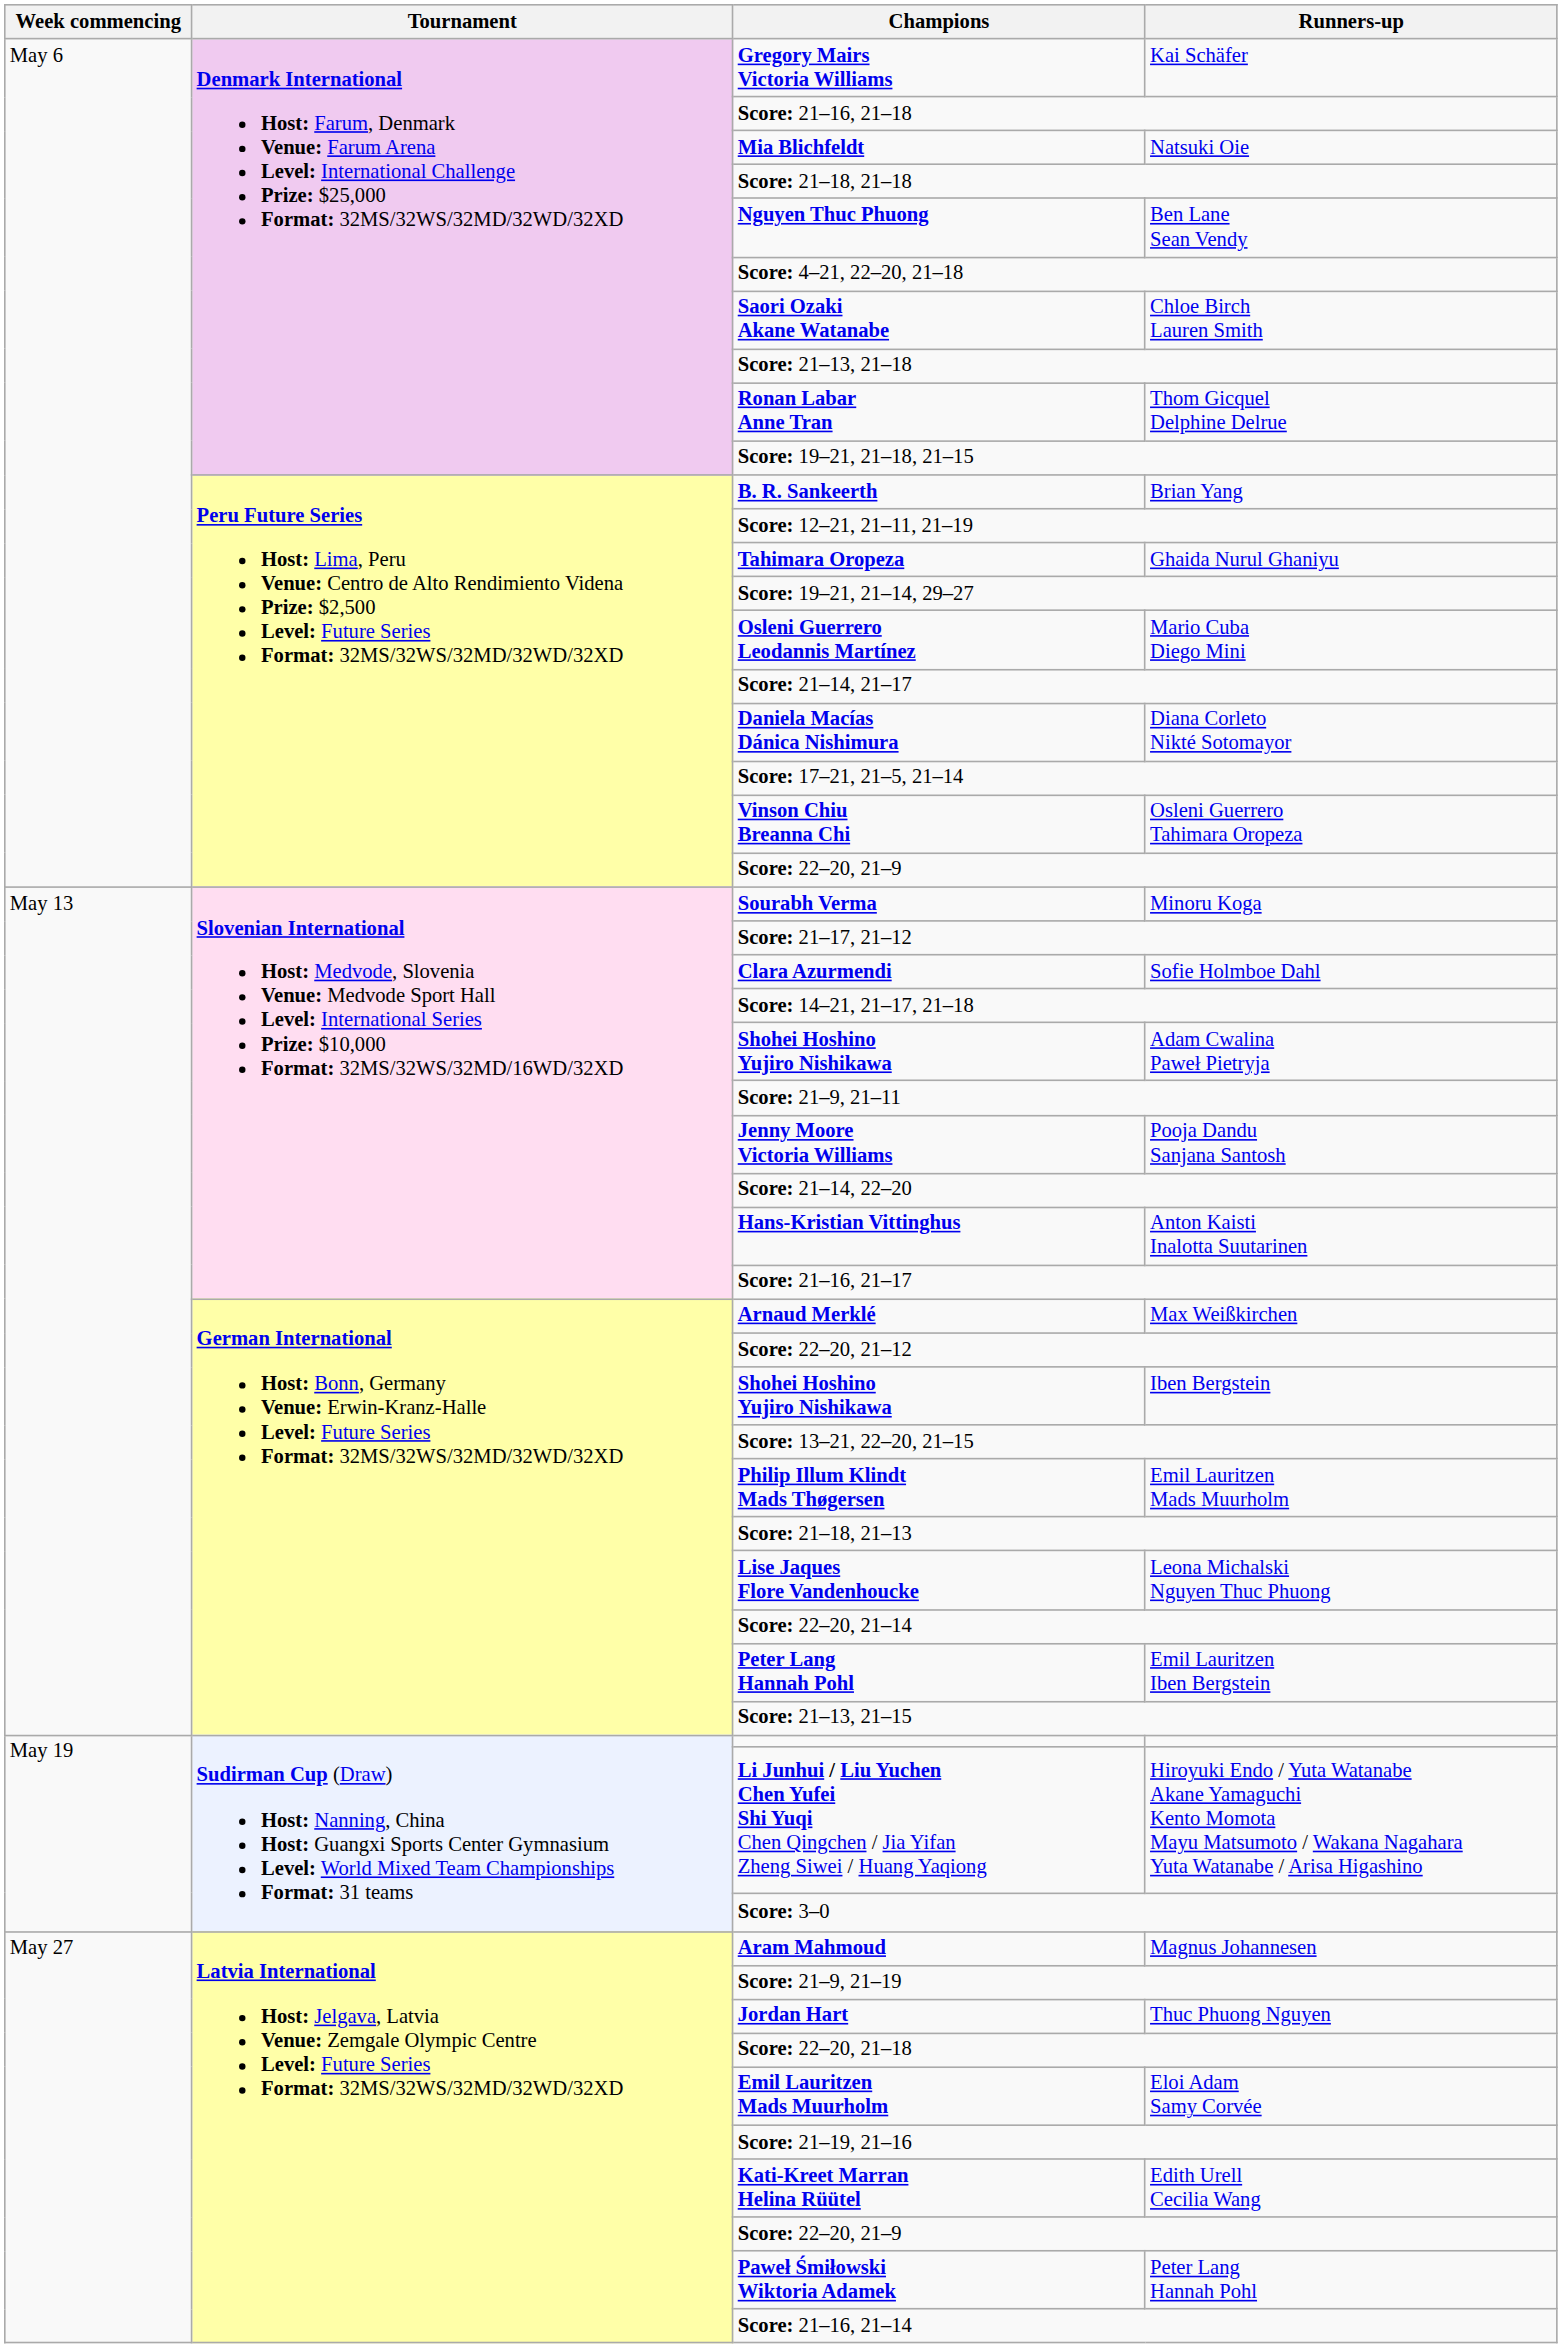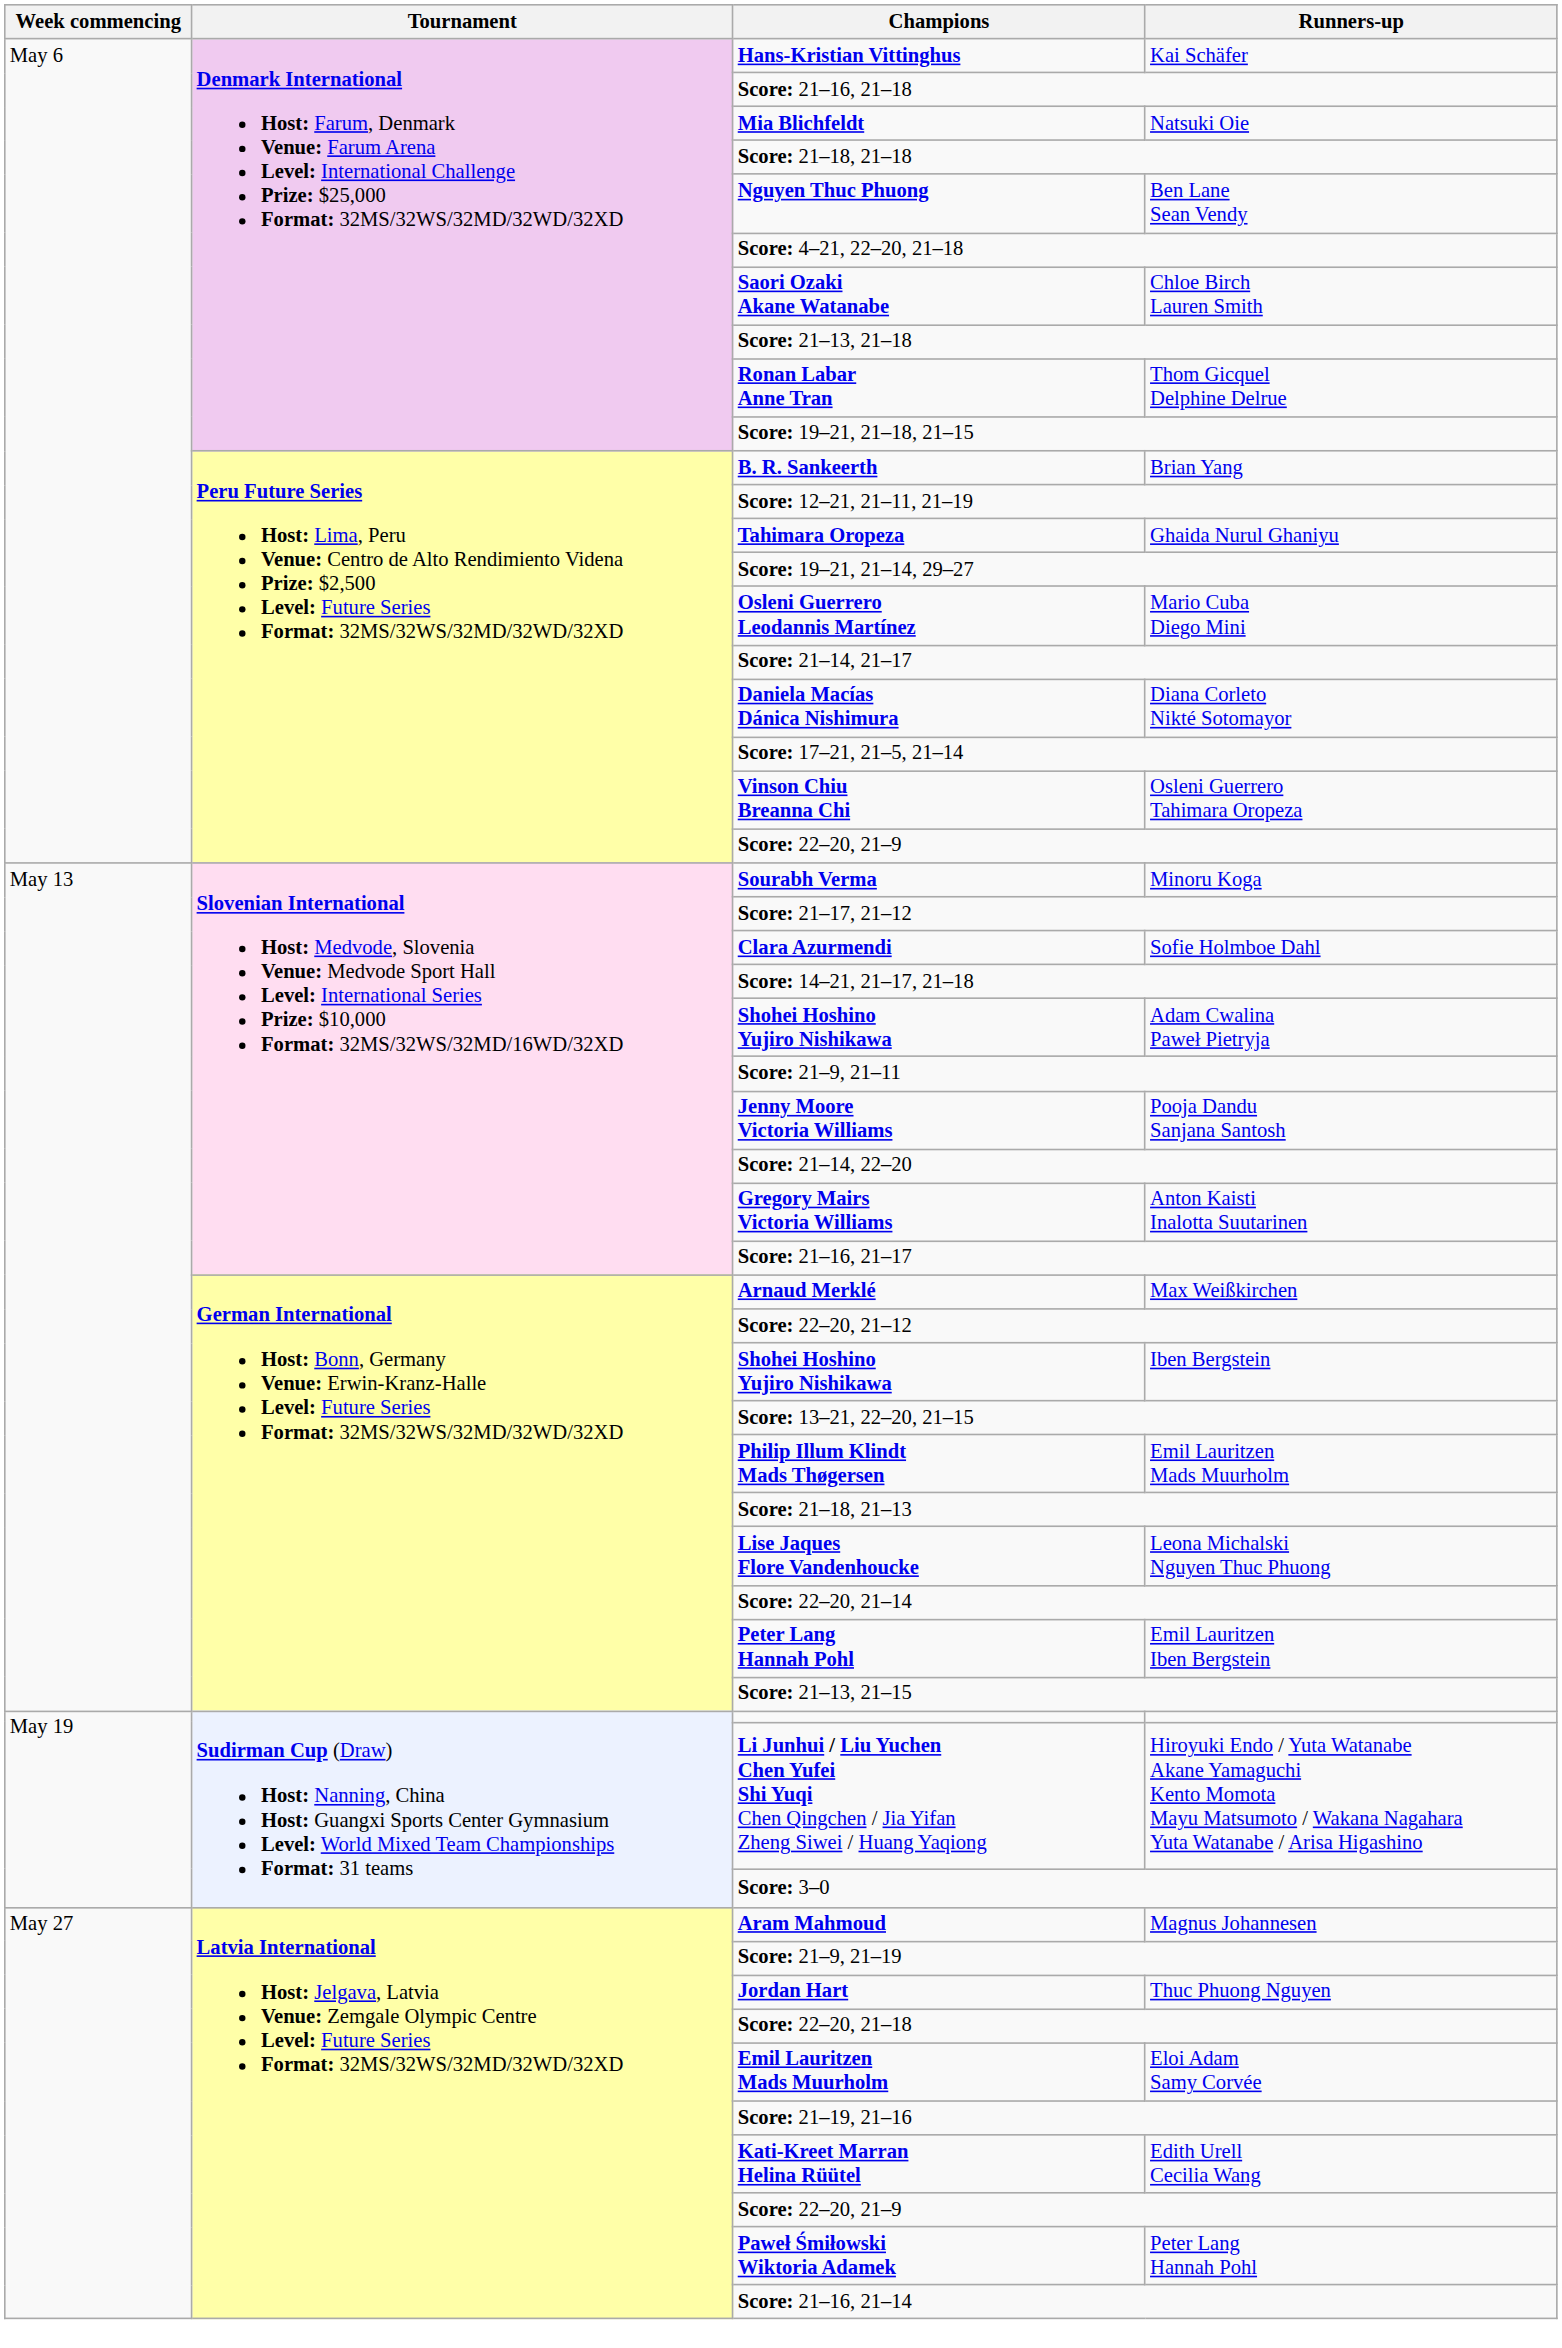(815, 67) Gregory Mairs Victoria Williams -> (849, 55) Hans-Kristian Vittinghus
(849, 1223) Hans-Kristian Vittinghus -> (815, 1211) Gregory Mairs Victoria Williams
